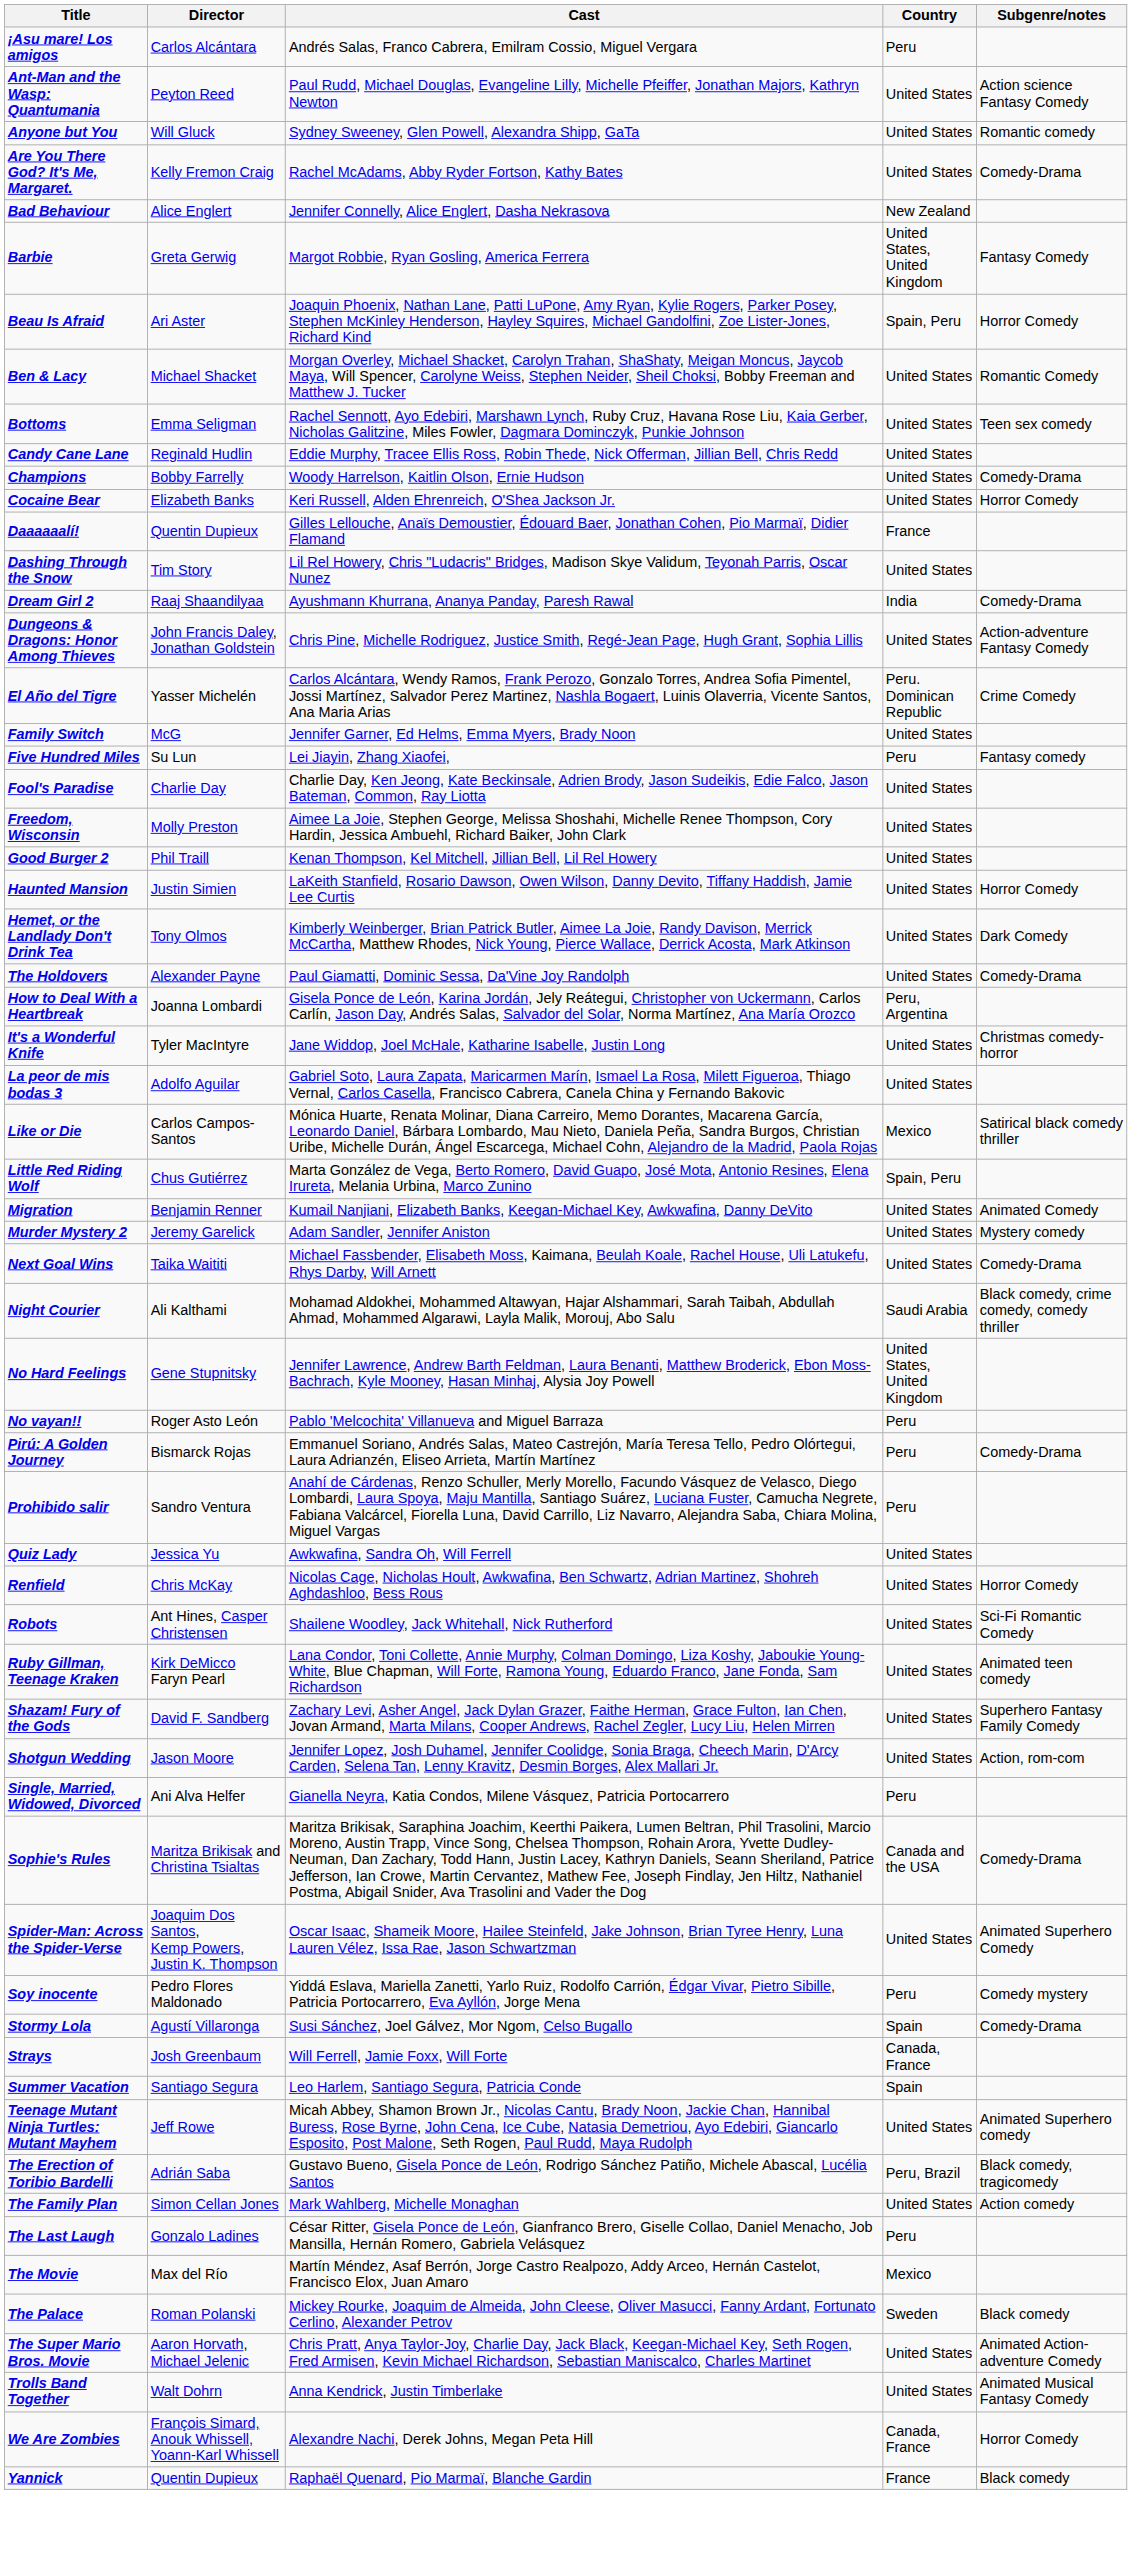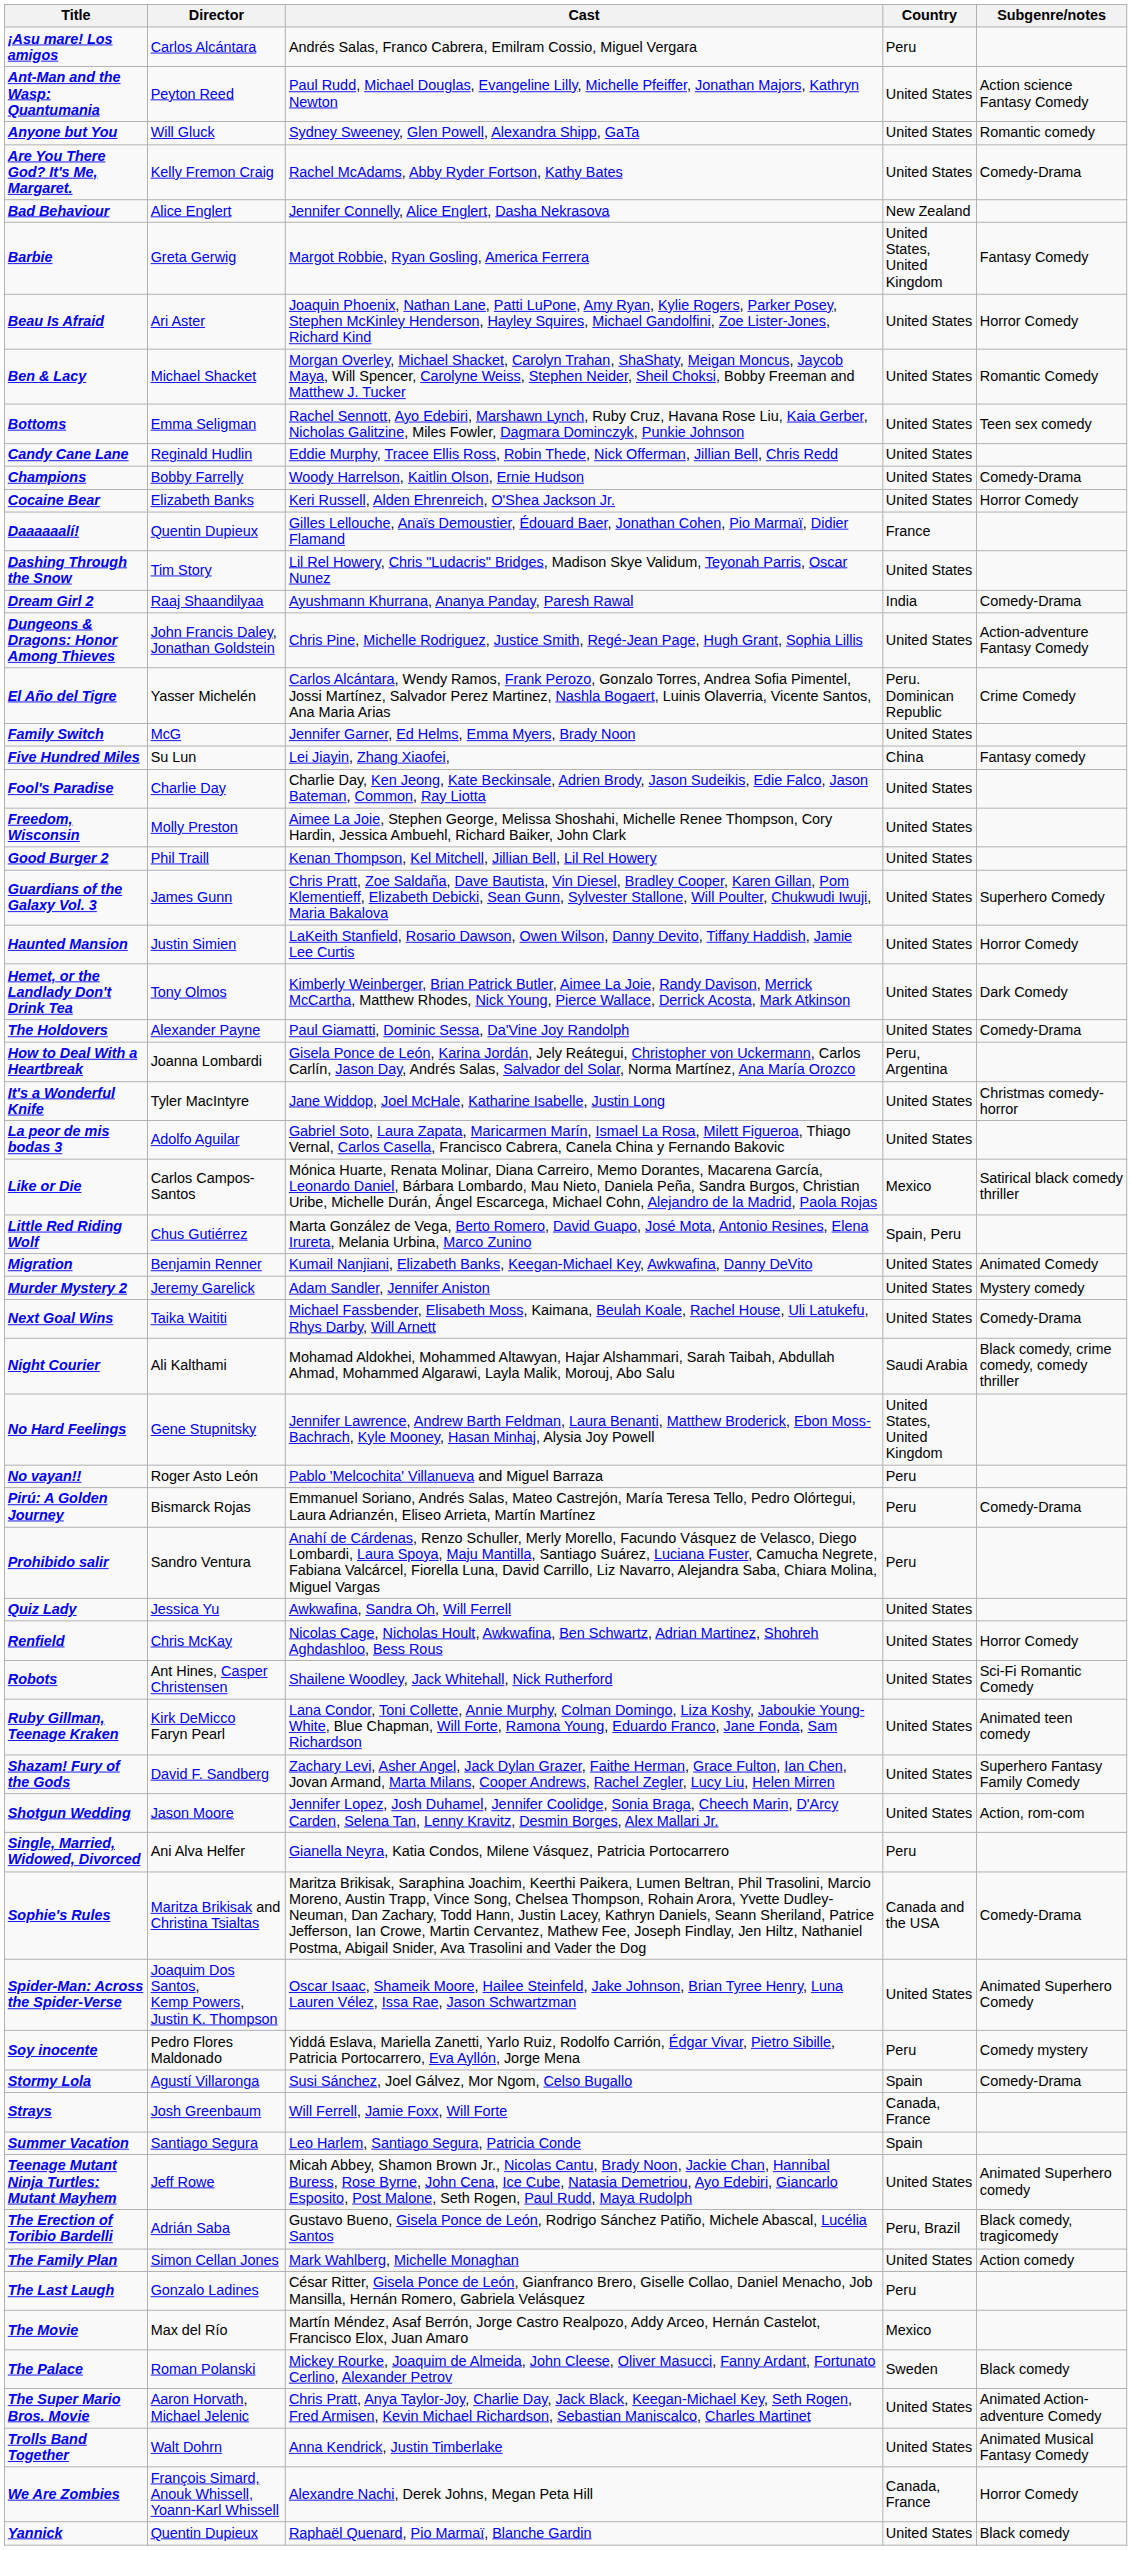(923, 321) Spain, Peru -> (929, 321) United States
(901, 757) Peru -> (905, 757) China
+ row: (65, 897)
(908, 2478) France -> (929, 2533) United States
